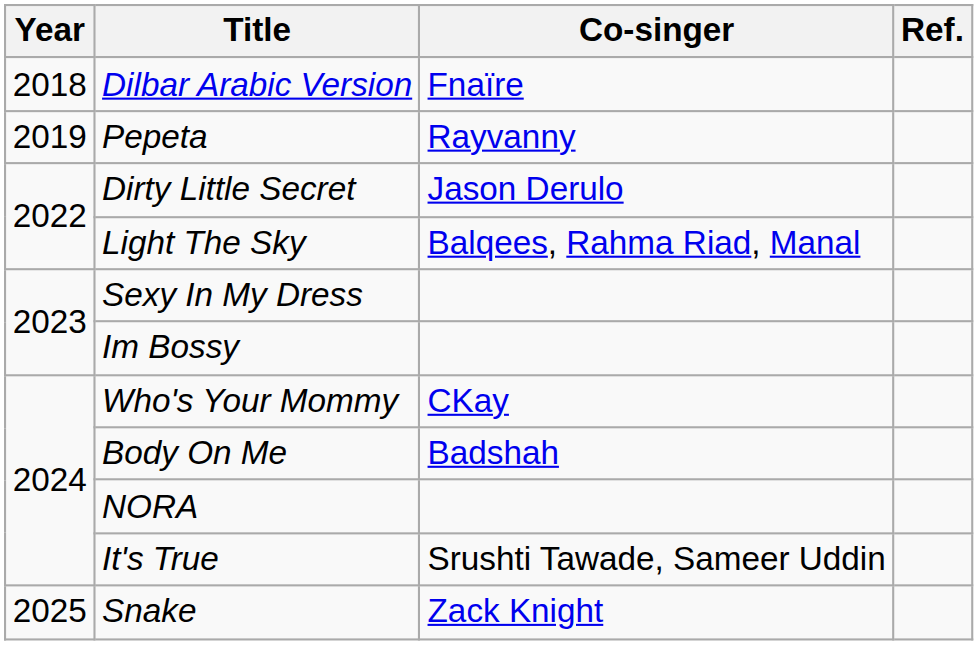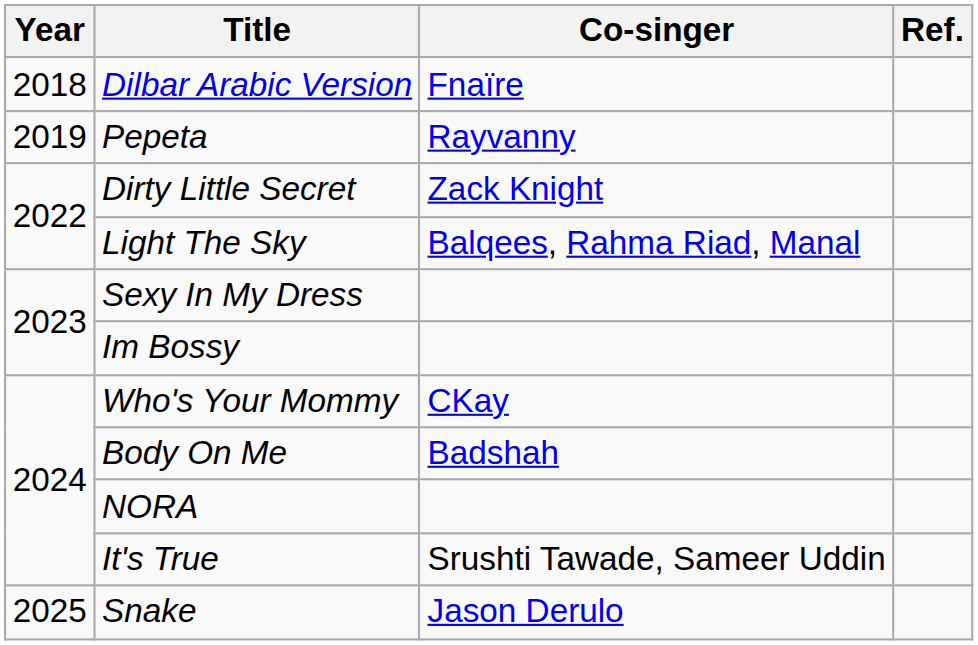(526, 189) Jason Derulo -> (515, 189) Zack Knight
(515, 611) Zack Knight -> (526, 611) Jason Derulo
